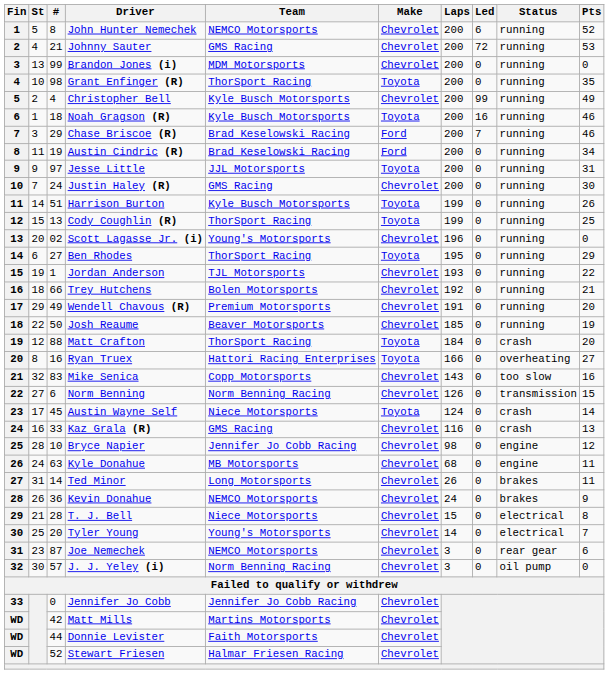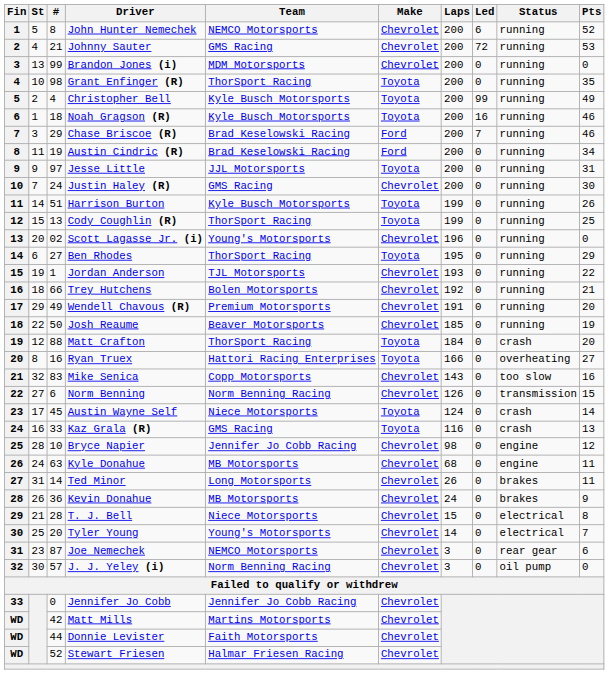(410, 100) Chevrolet -> (400, 100) Toyota
(410, 430) Chevrolet -> (400, 430) Toyota
(263, 499) NEMCO Motorsports -> (253, 499) MB Motorsports
